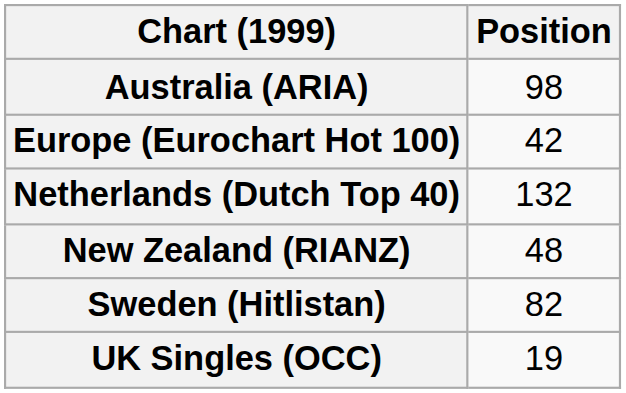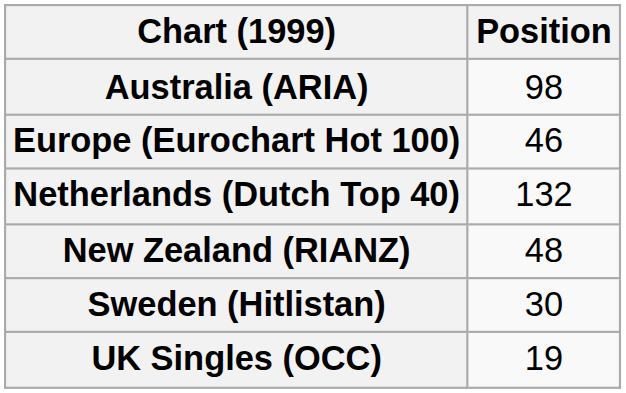(544, 140) 42 -> (544, 140) 46
(544, 304) 82 -> (544, 304) 30
